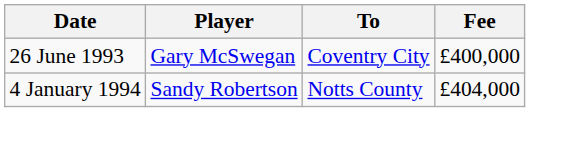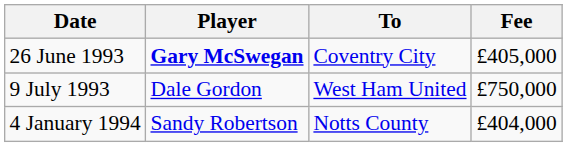(223, 55) normal -> (227, 55) bold
(480, 55) £400,000 -> (517, 55) £405,000
+ row: (60, 89)
